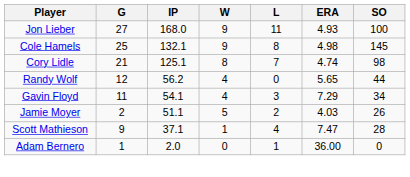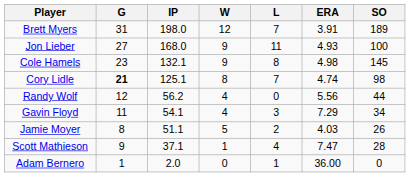+ row: (50, 29)
(122, 46) 25 -> (122, 63) 23
(122, 63) normal -> (122, 79) bold
(328, 79) 5.65 -> (328, 96) 5.56
(122, 113) 2 -> (122, 130) 8
